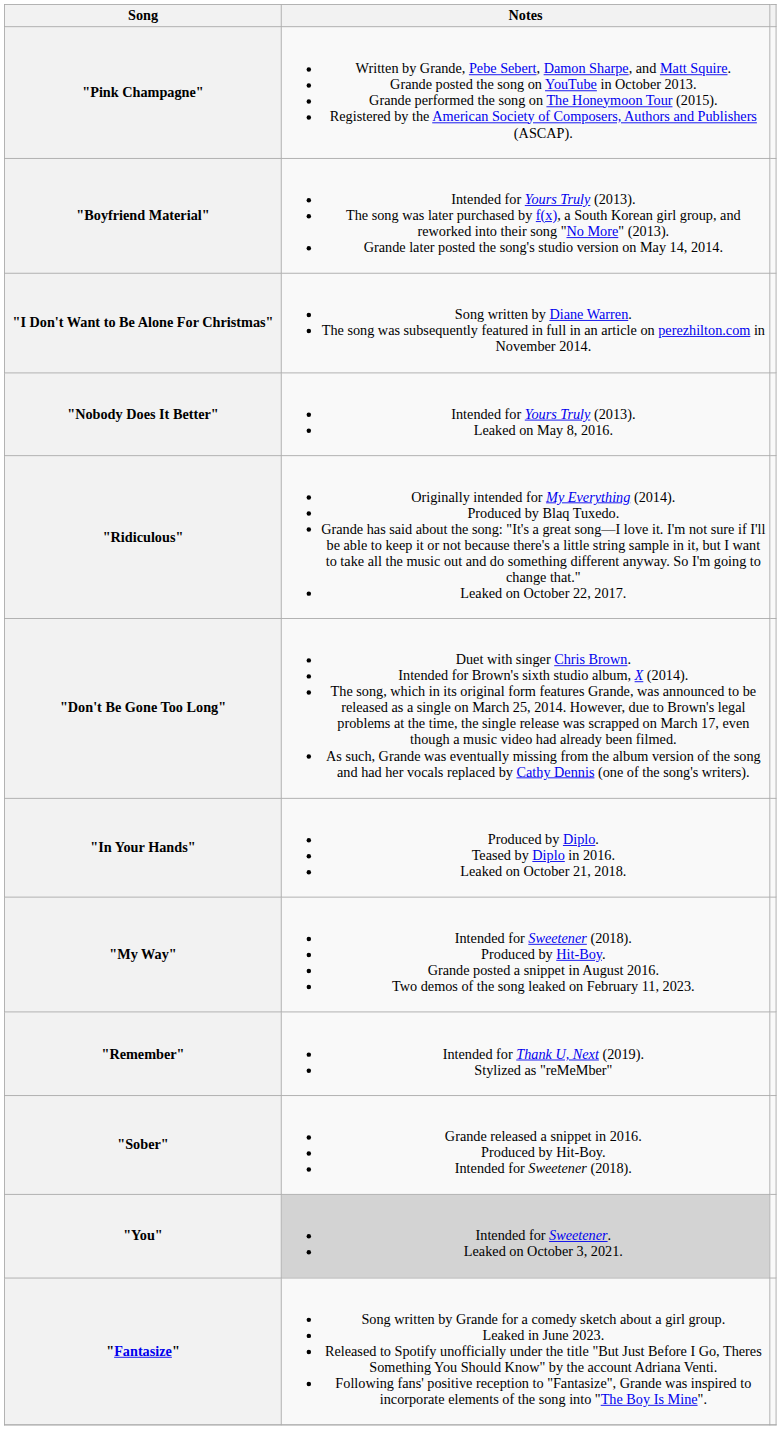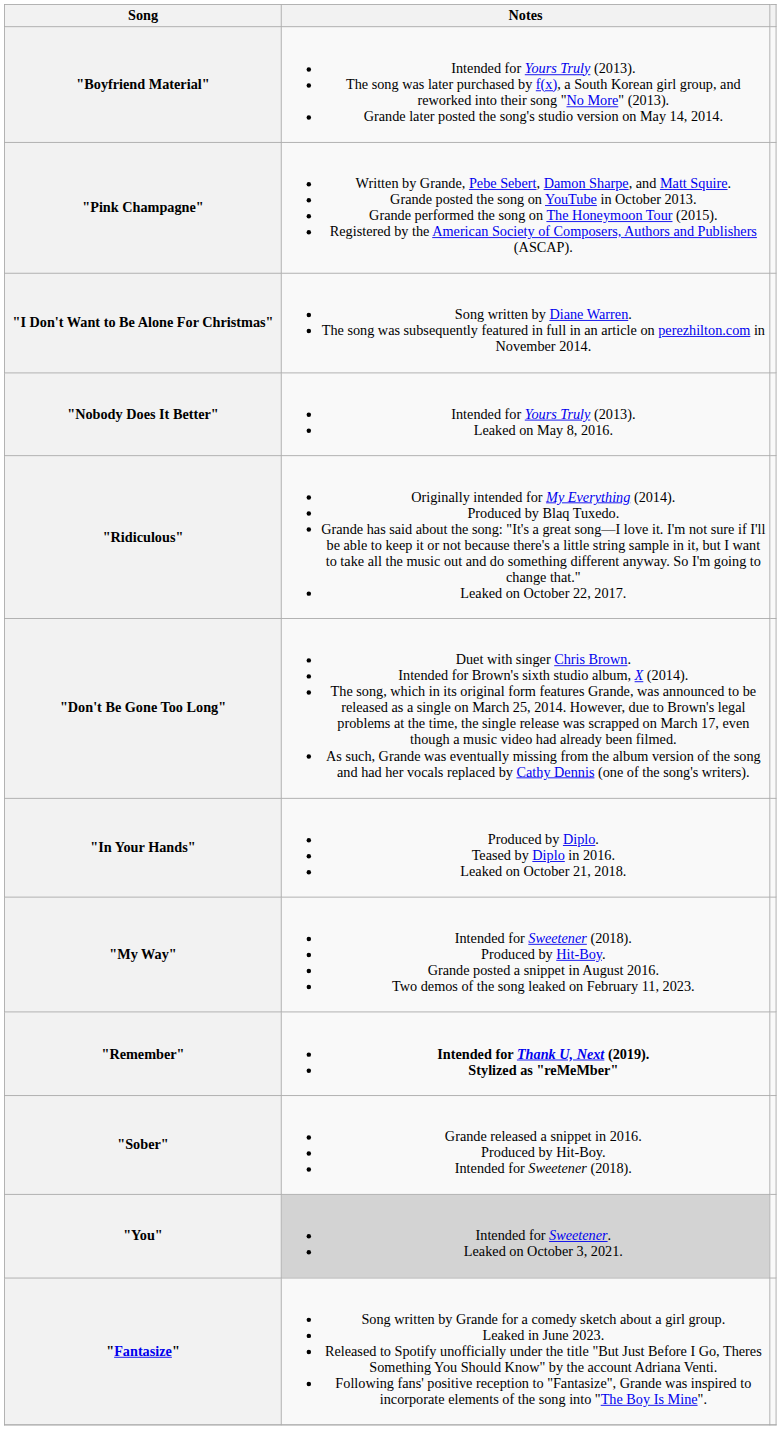rows swapped: (143, 92) <-> (143, 215)
(526, 1062) normal -> (526, 1062) bold
